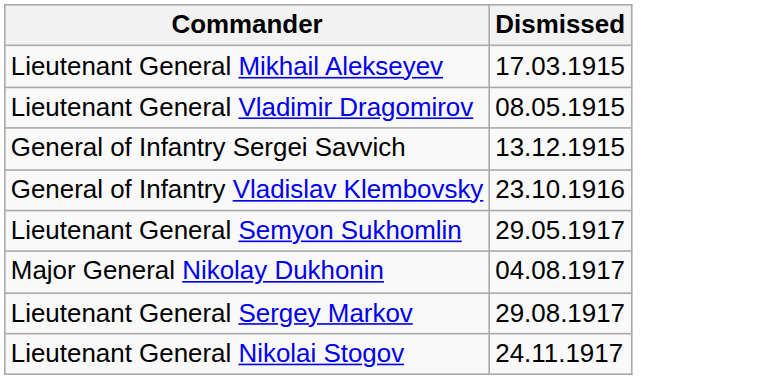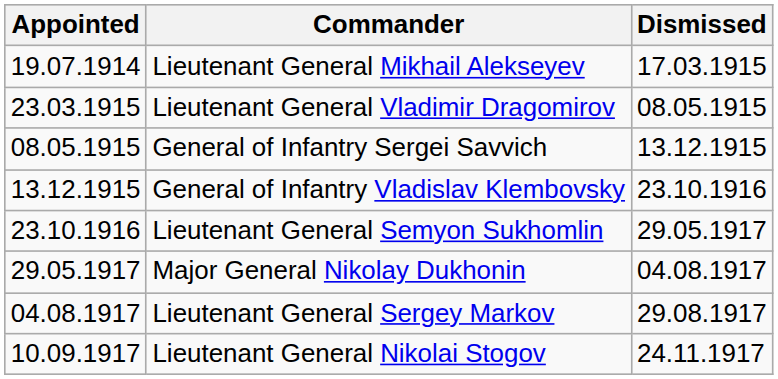+ column: (76, 25)
